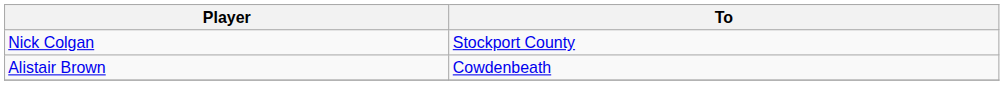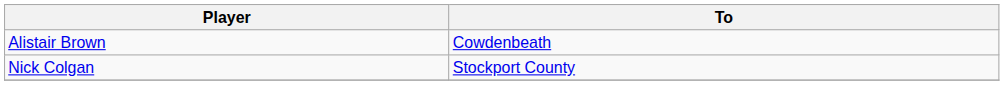rows swapped: (51, 43) <-> (57, 68)
